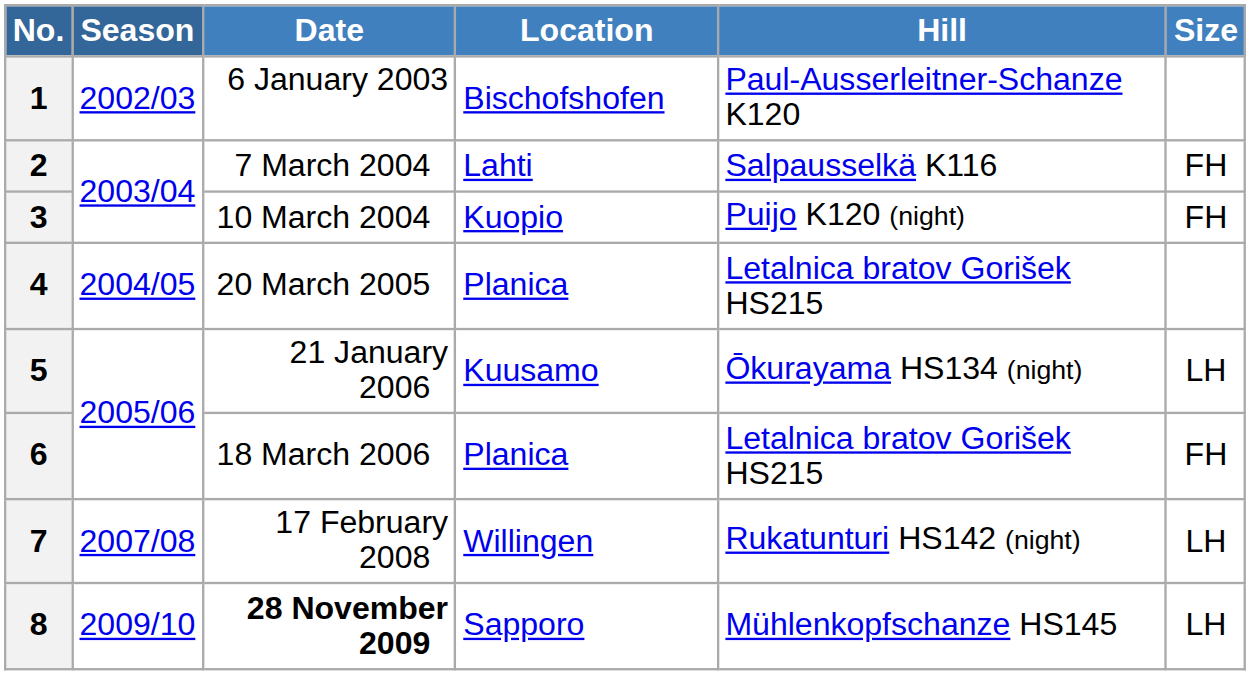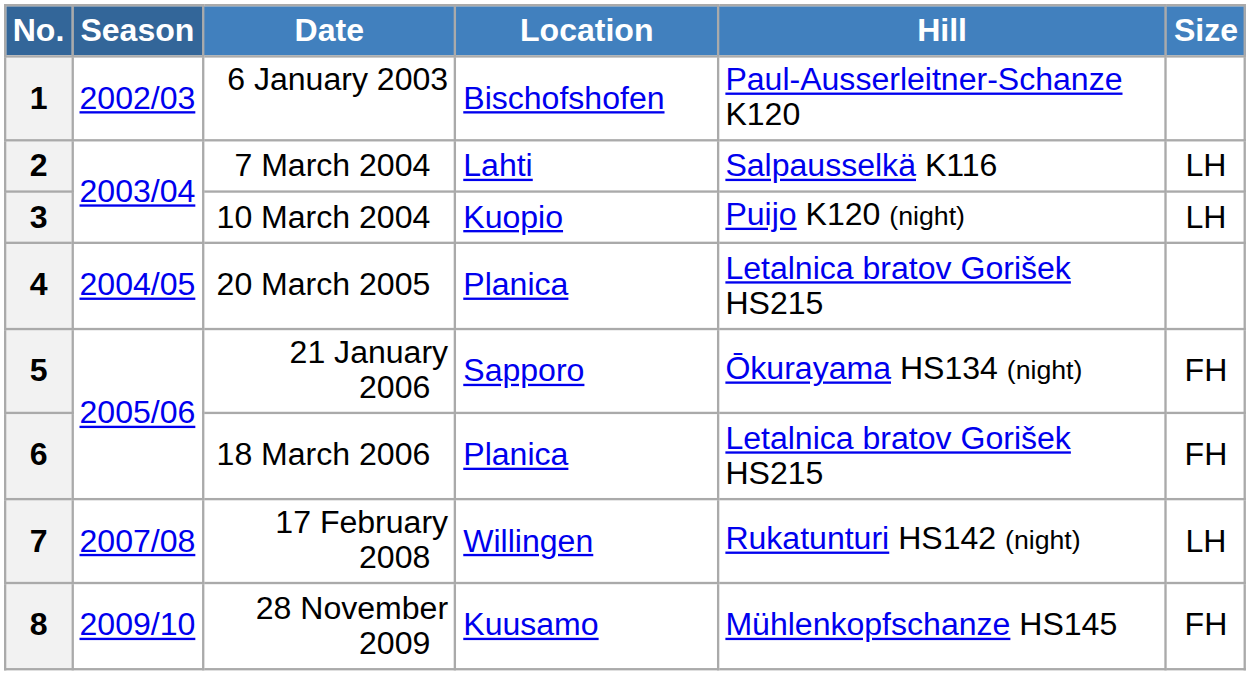(1206, 165) FH -> (1206, 165) LH
(1206, 216) FH -> (1206, 216) LH
(531, 370) Kuusamo -> (524, 370) Sapporo
(1206, 370) LH -> (1206, 370) FH
(347, 625) bold -> (352, 625) normal
(524, 625) Sapporo -> (531, 625) Kuusamo
(1206, 625) LH -> (1206, 625) FH
